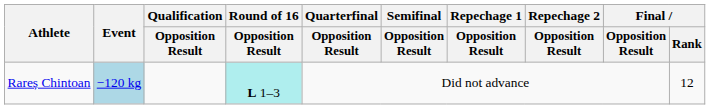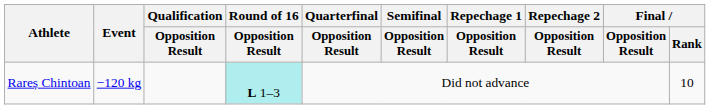(119, 83) lightblue background -> (119, 83) no background
(687, 83) 12 -> (687, 83) 10
